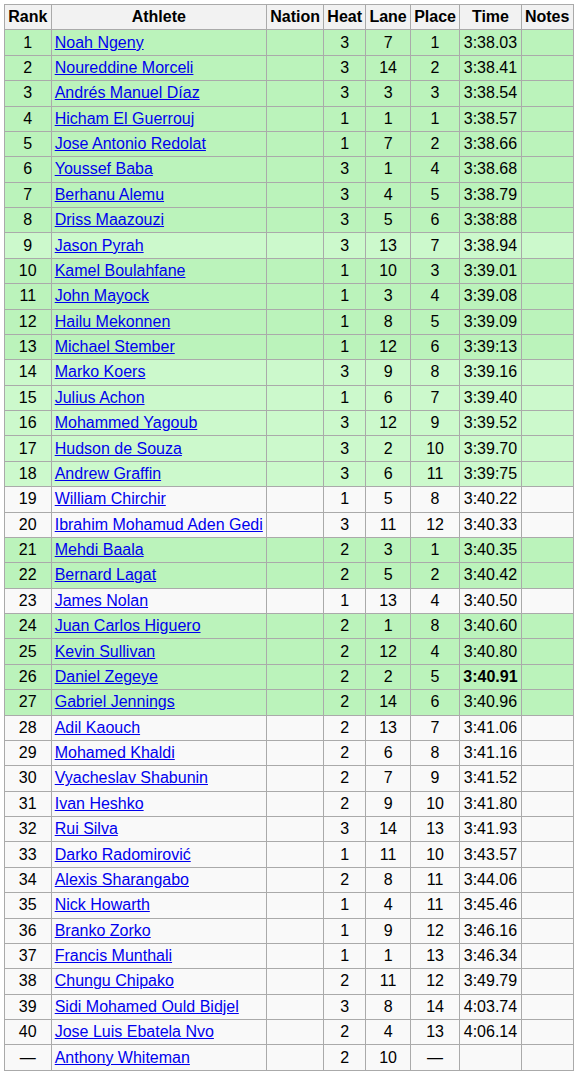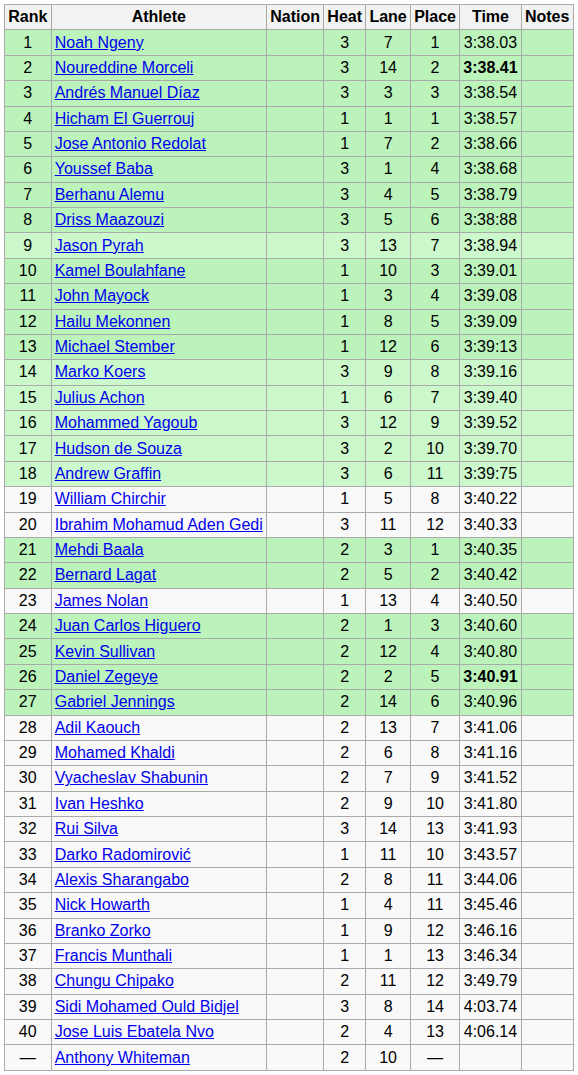(490, 67) normal -> (490, 67) bold
(435, 626) 8 -> (435, 626) 3
